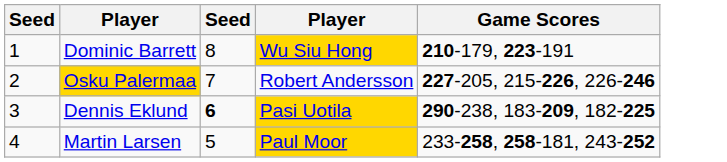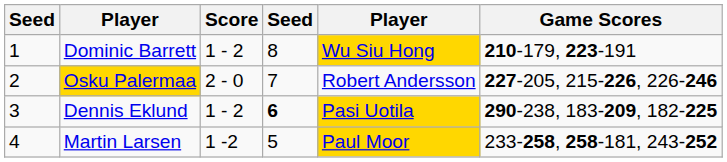+ column: (232, 19)
